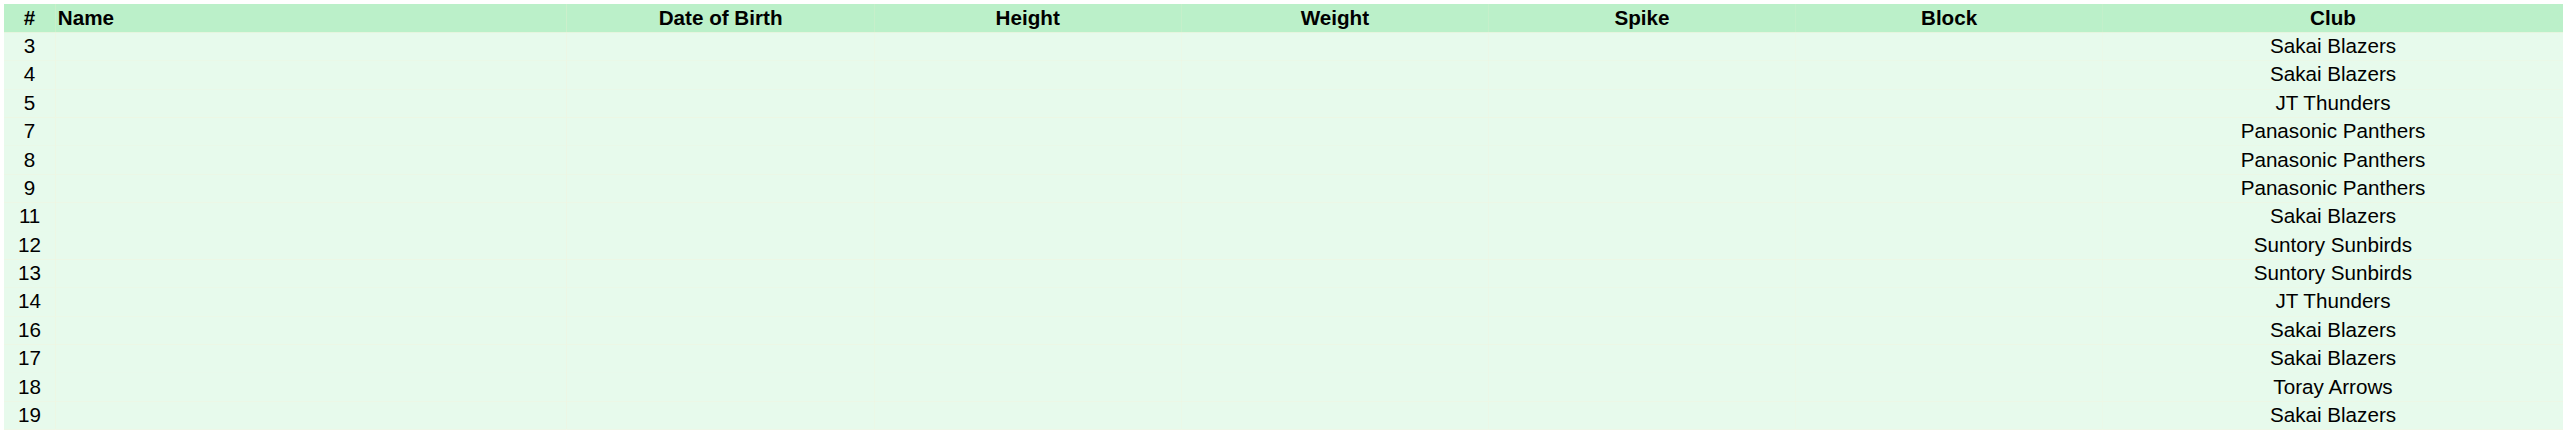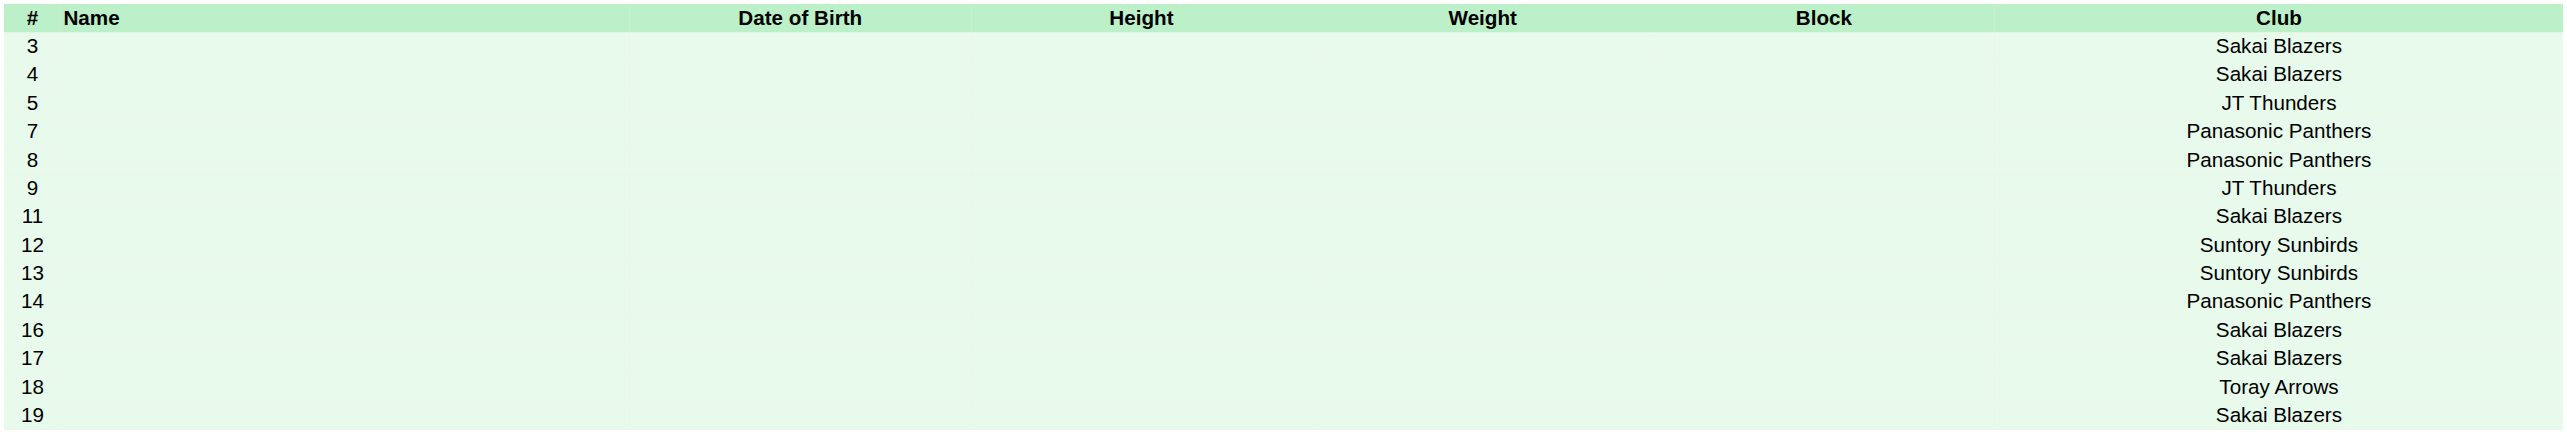- column: (1642, 18)
(2333, 188) Panasonic Panthers -> (2279, 188) JT Thunders
(2333, 301) JT Thunders -> (2279, 301) Panasonic Panthers
